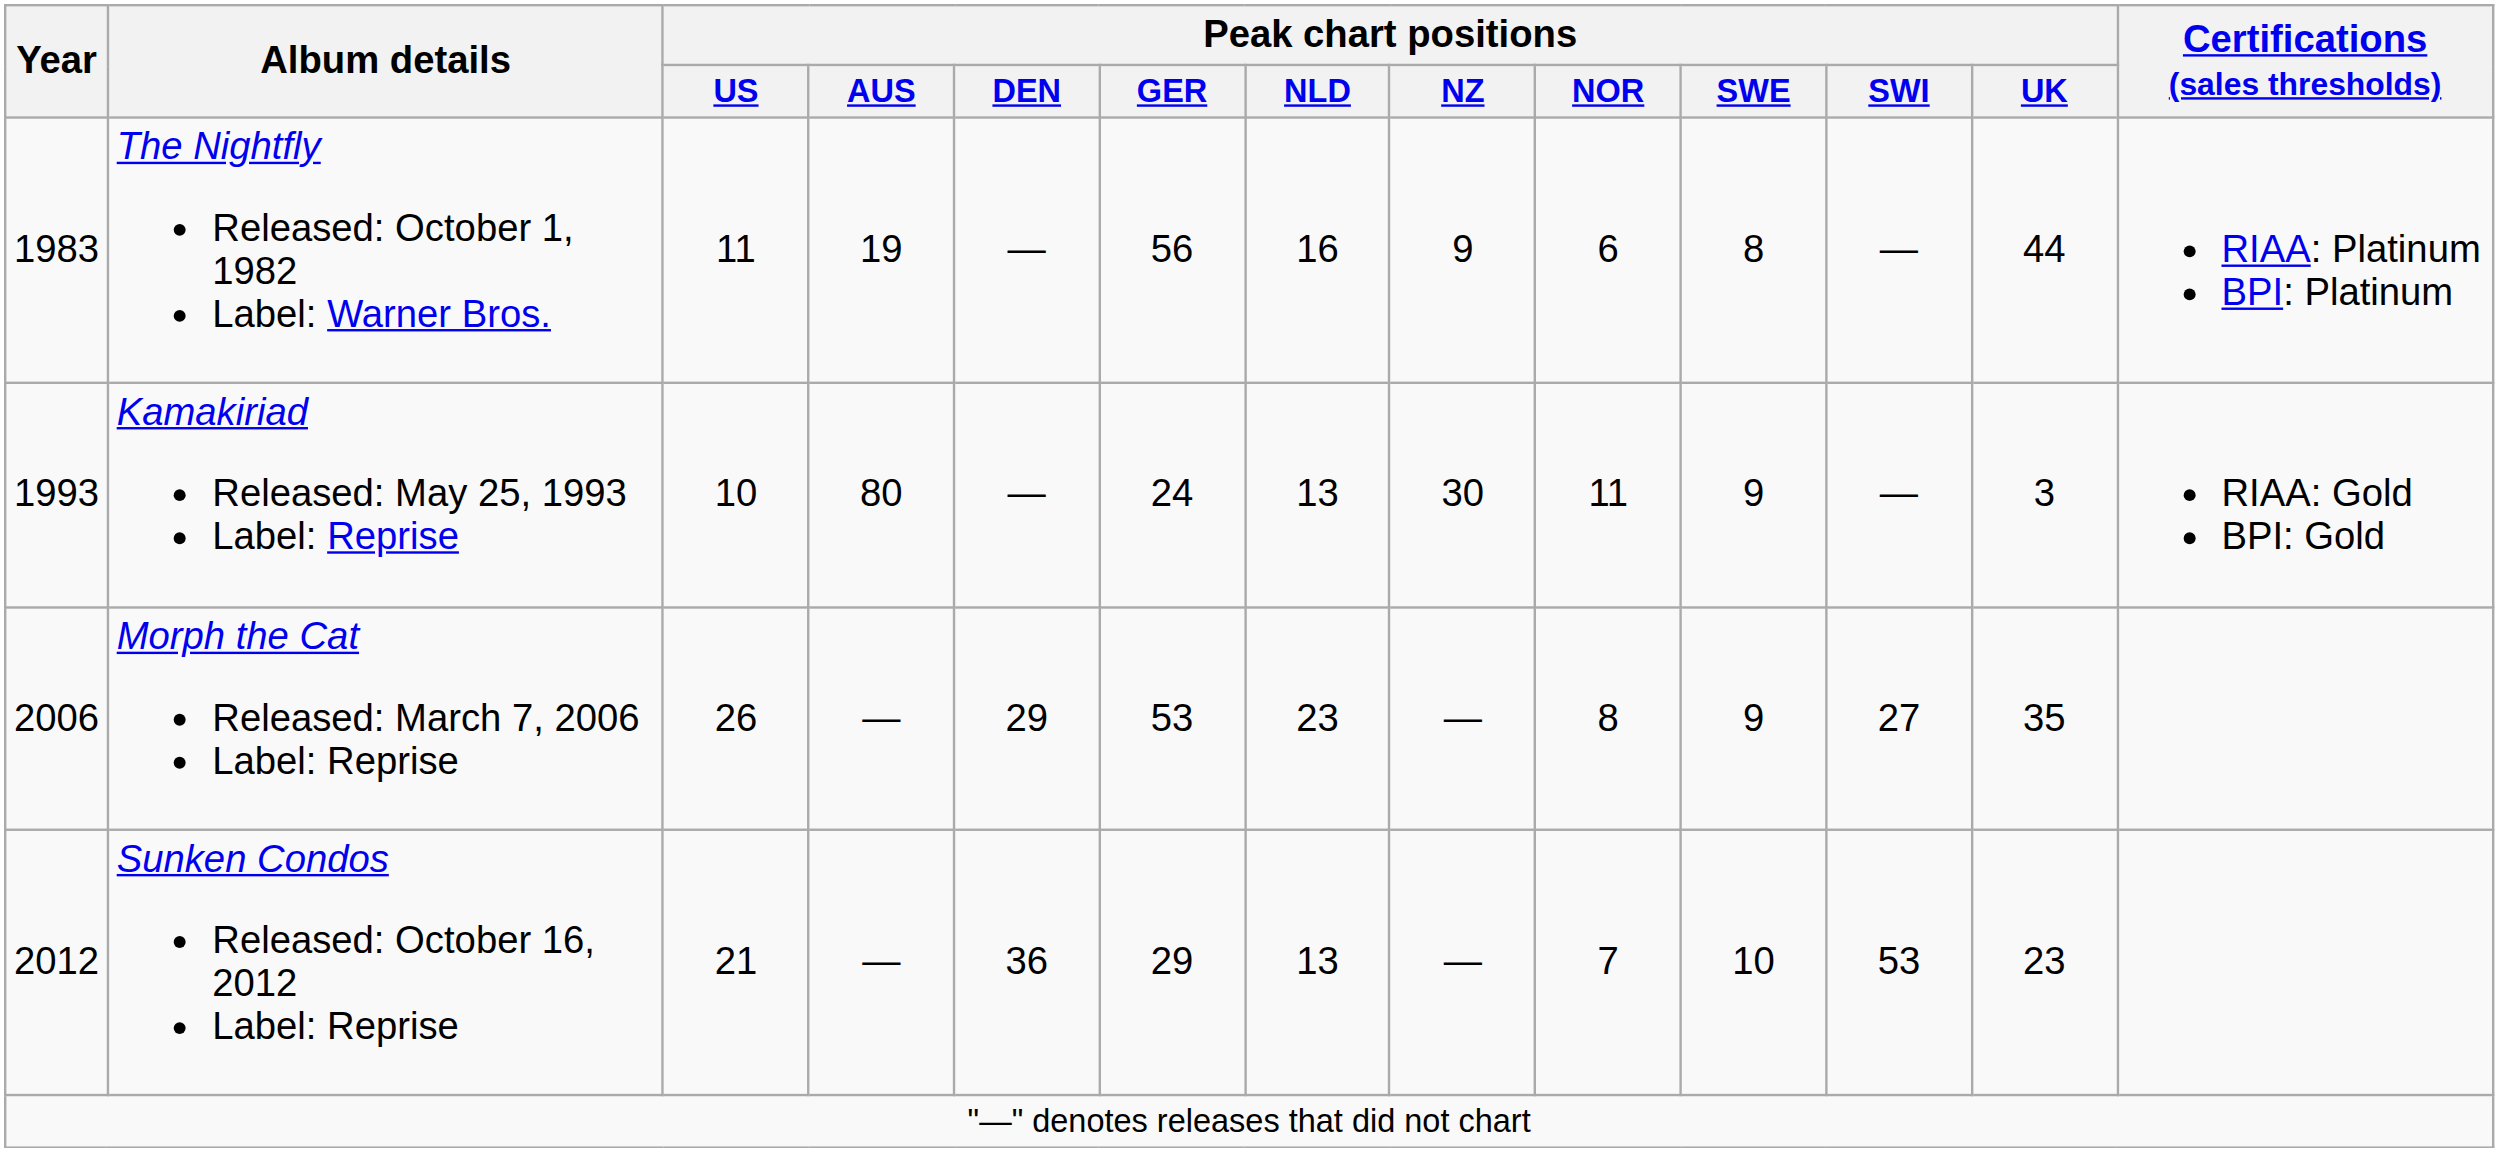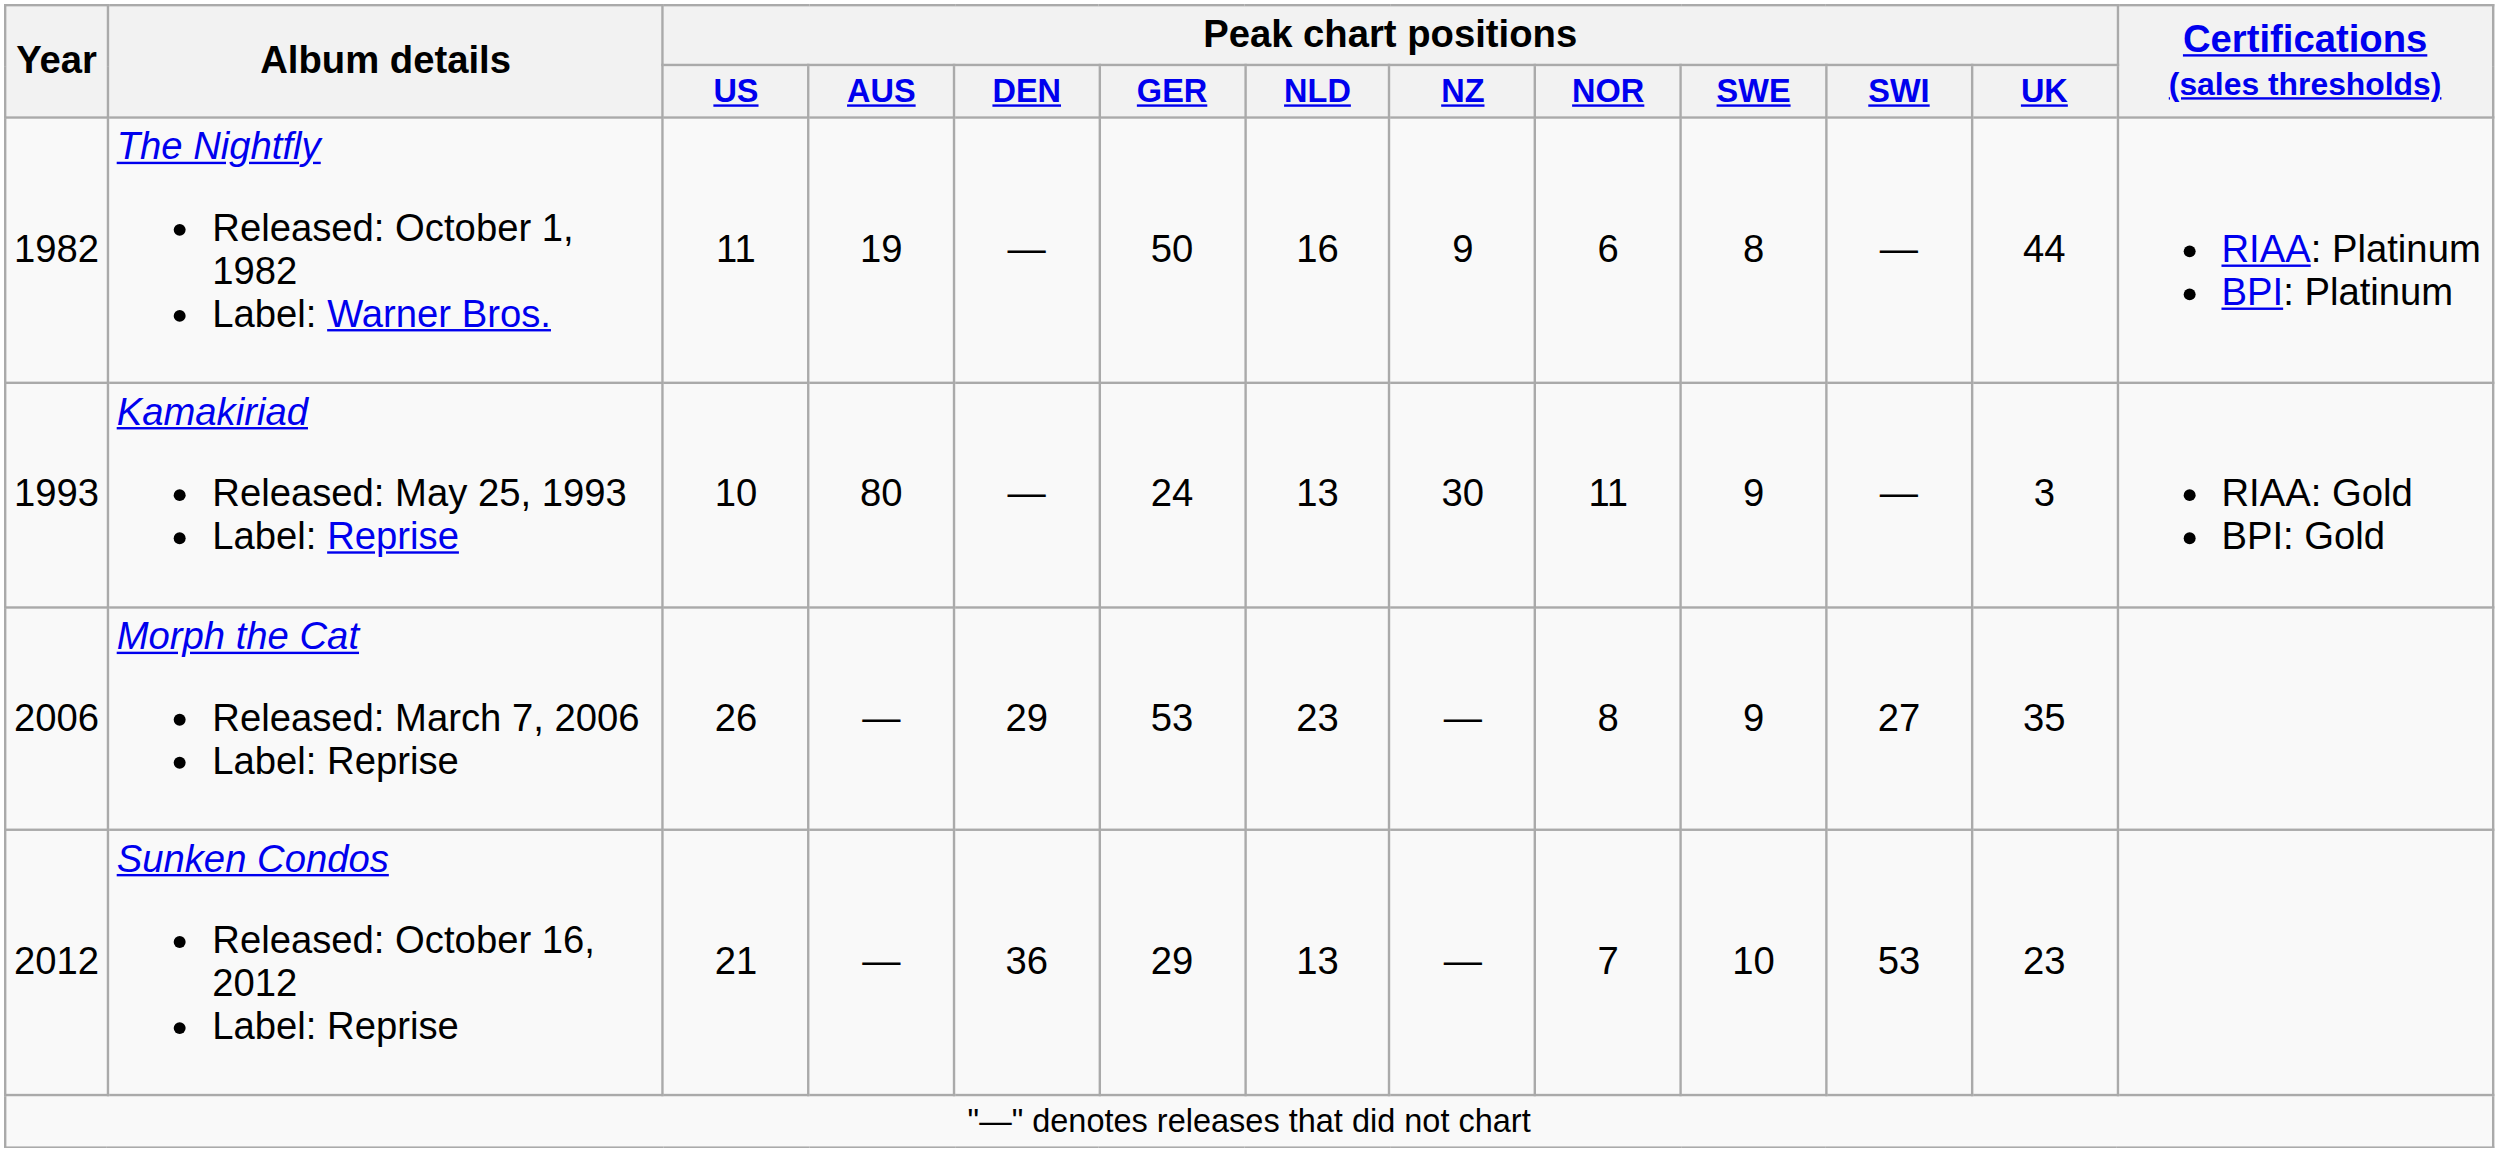(57, 249) 1983 -> (57, 249) 1982
(1172, 249) 56 -> (1172, 249) 50
